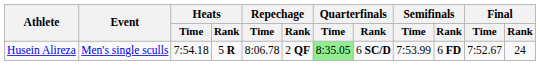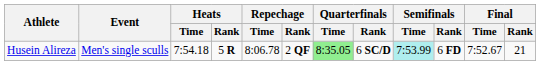(414, 51) no background -> (414, 51) paleturquoise background
(520, 51) 24 -> (520, 51) 21
